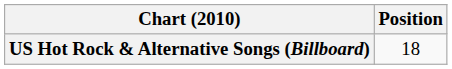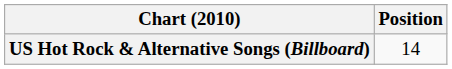(411, 49) 18 -> (411, 49) 14
